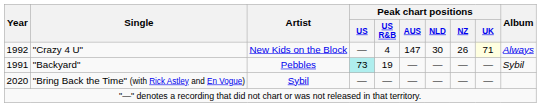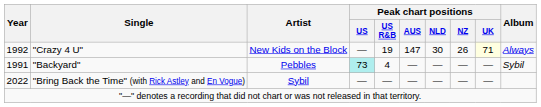(387, 49) 4 -> (387, 49) 19
(387, 65) 19 -> (387, 65) 4
(17, 80) 2020 -> (17, 80) 2022
